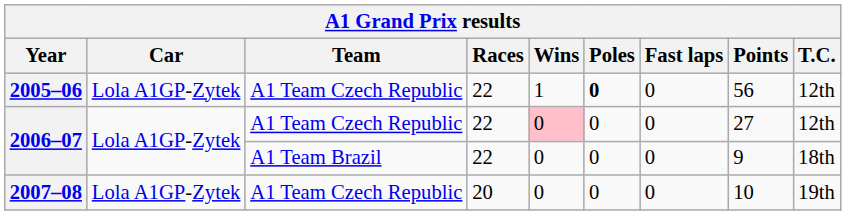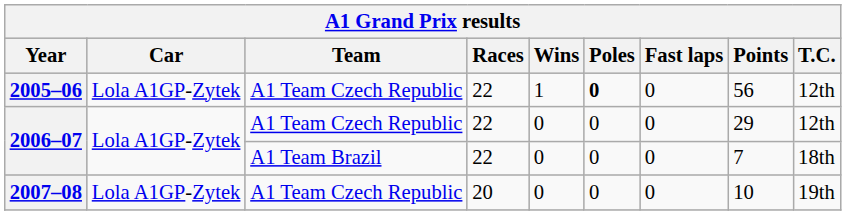(539, 123) pink background -> (539, 123) no background
(743, 123) 27 -> (743, 123) 29
(738, 157) 9 -> (738, 157) 7
